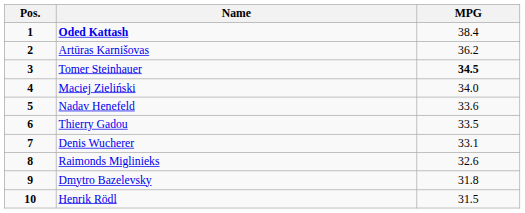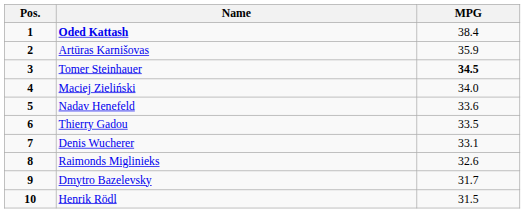(468, 50) 36.2 -> (468, 50) 35.9
(468, 180) 31.8 -> (468, 180) 31.7
